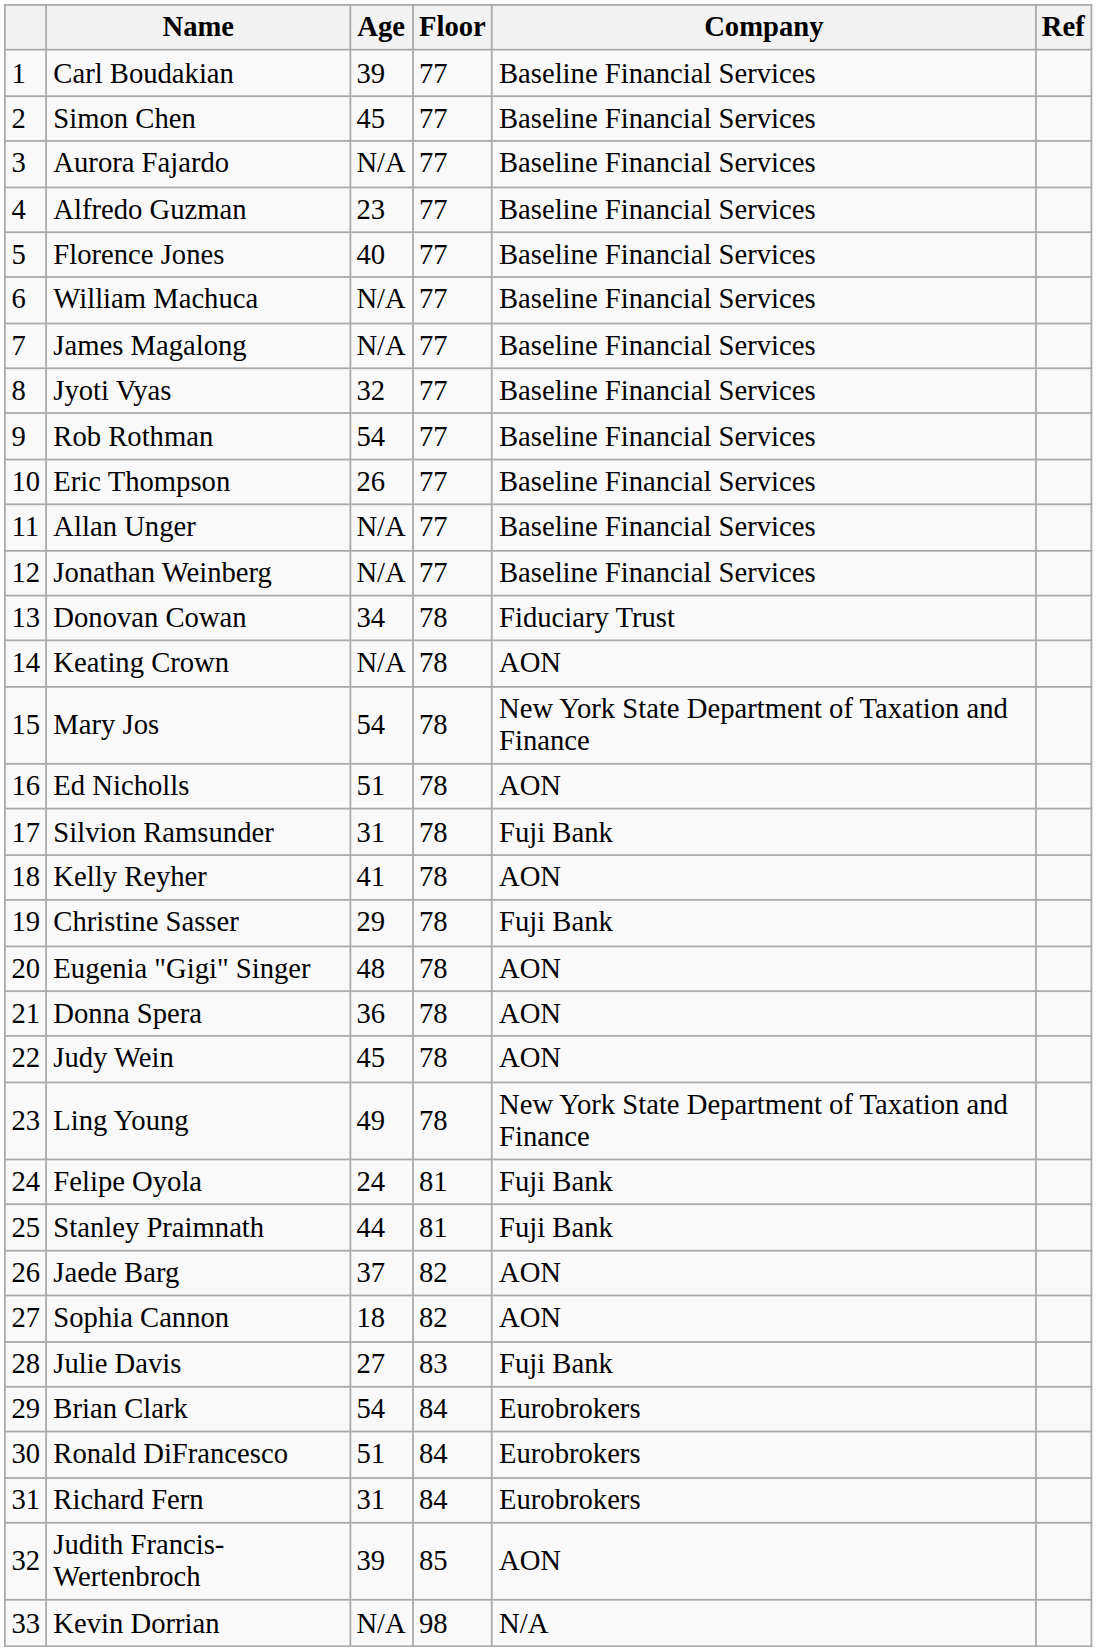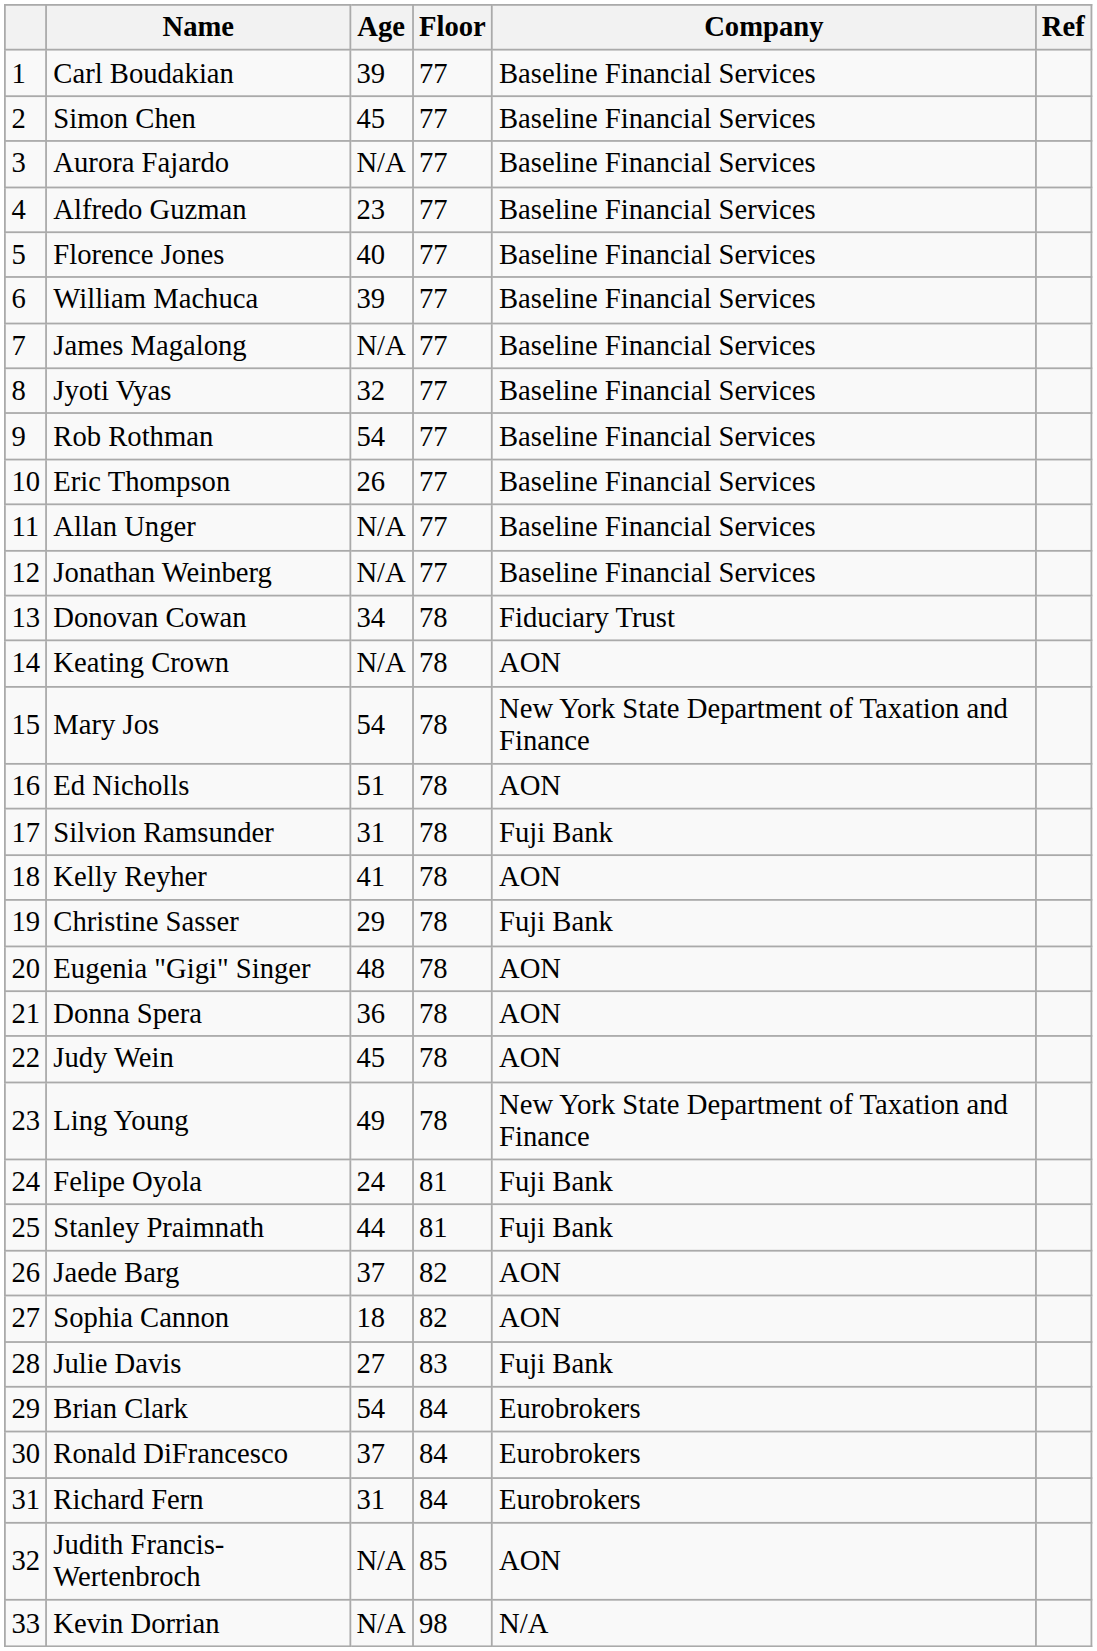(381, 299) N/A -> (371, 299) 39
(371, 1454) 51 -> (371, 1454) 37
(371, 1561) 39 -> (381, 1561) N/A
